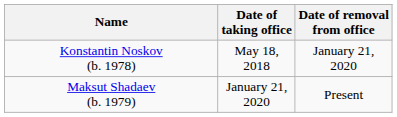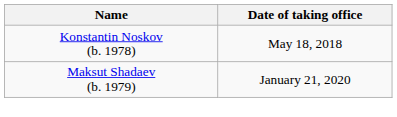- column: (344, 22)
